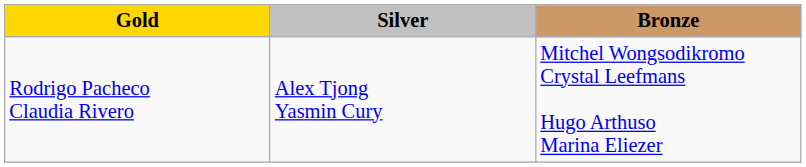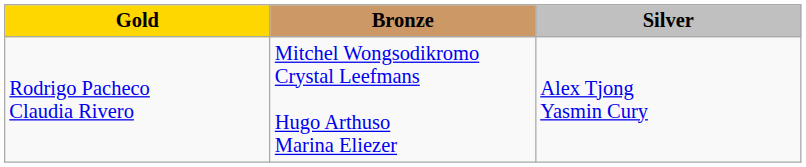columns swapped: (403, 20) <-> (668, 20)
